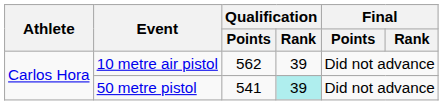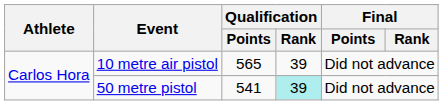(249, 64) 562 -> (249, 64) 565
